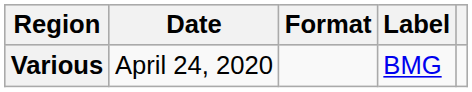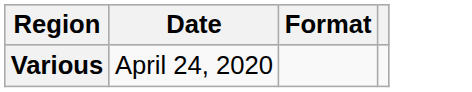- column: (417, 24)
